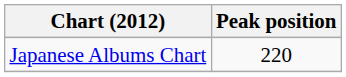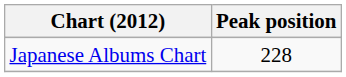(276, 54) 220 -> (276, 54) 228
